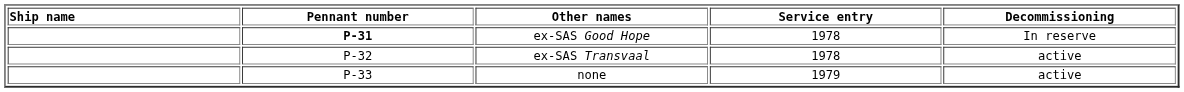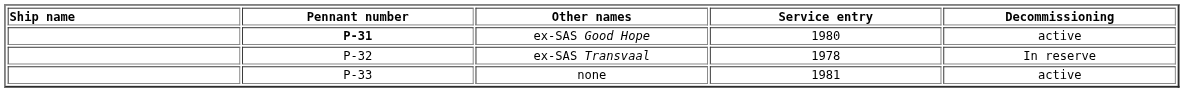(826, 36) 1978 -> (826, 36) 1980
(1060, 36) In reserve -> (1060, 36) active
(1060, 56) active -> (1060, 56) In reserve
(826, 75) 1979 -> (826, 75) 1981
